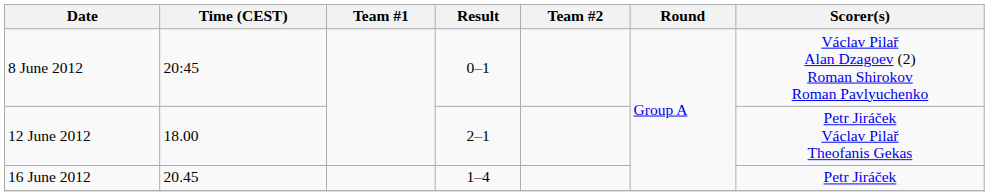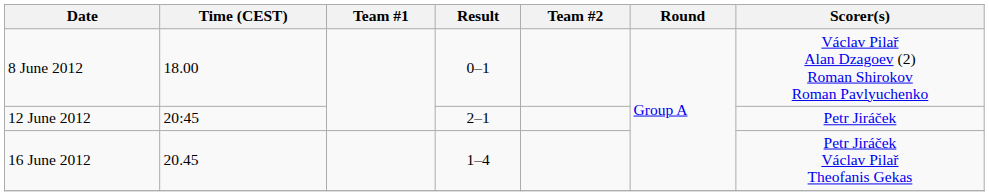(181, 67) 20:45 -> (181, 67) 18.00
(181, 135) 18.00 -> (181, 118) 20:45
(860, 135) Petr Jiráček Václav Pilař Theofanis Gekas -> (860, 118) Petr Jiráček
(860, 177) Petr Jiráček -> (860, 160) Petr Jiráček Václav Pilař Theofanis Gekas
